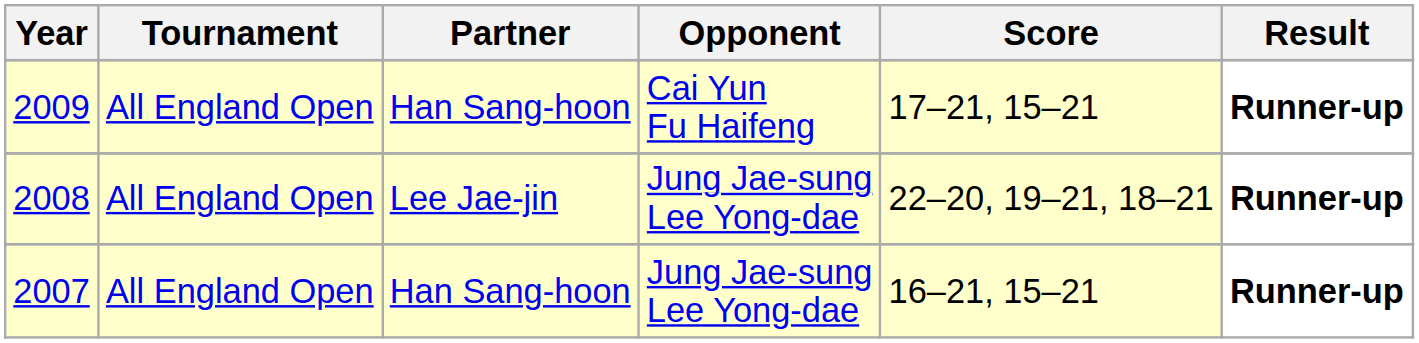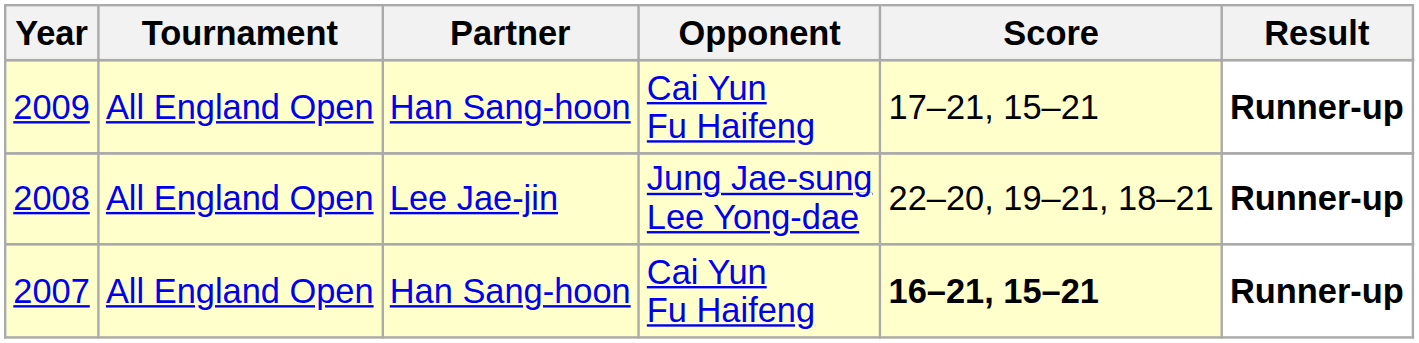(760, 291) Jung Jae-sung Lee Yong-dae -> (731, 291) Cai Yun Fu Haifeng
(994, 291) normal -> (994, 291) bold
